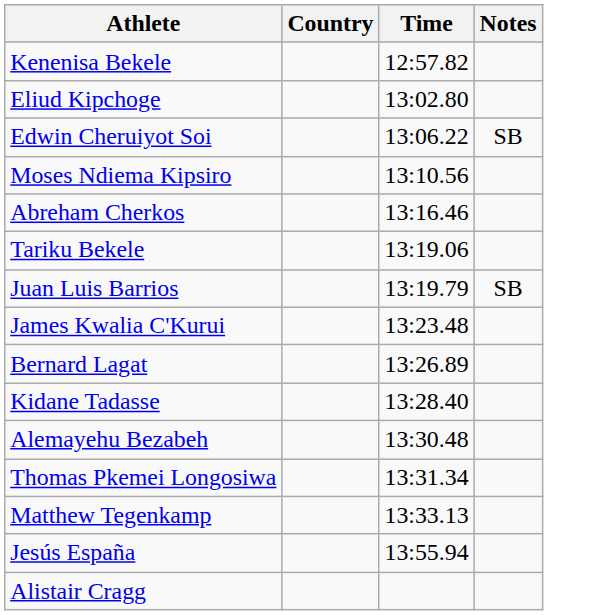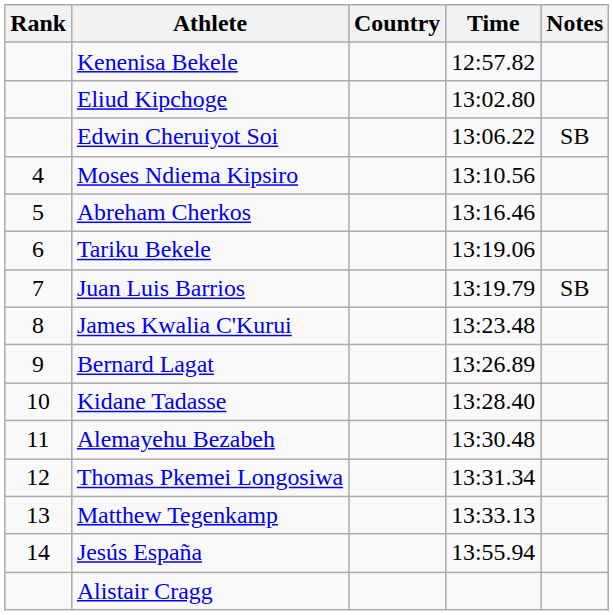+ column: (38, 23)
